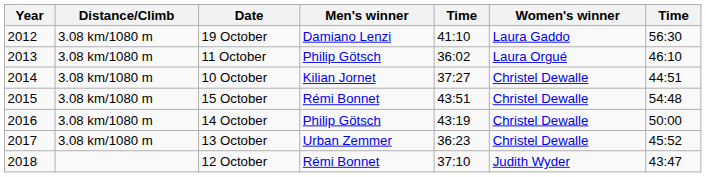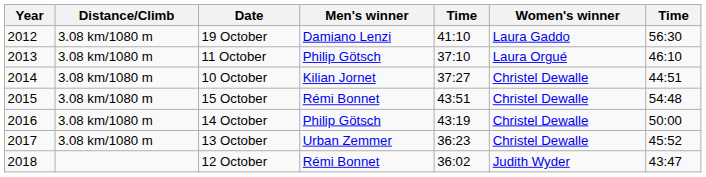(454, 57) 36:02 -> (454, 57) 37:10
(454, 162) 37:10 -> (454, 162) 36:02
